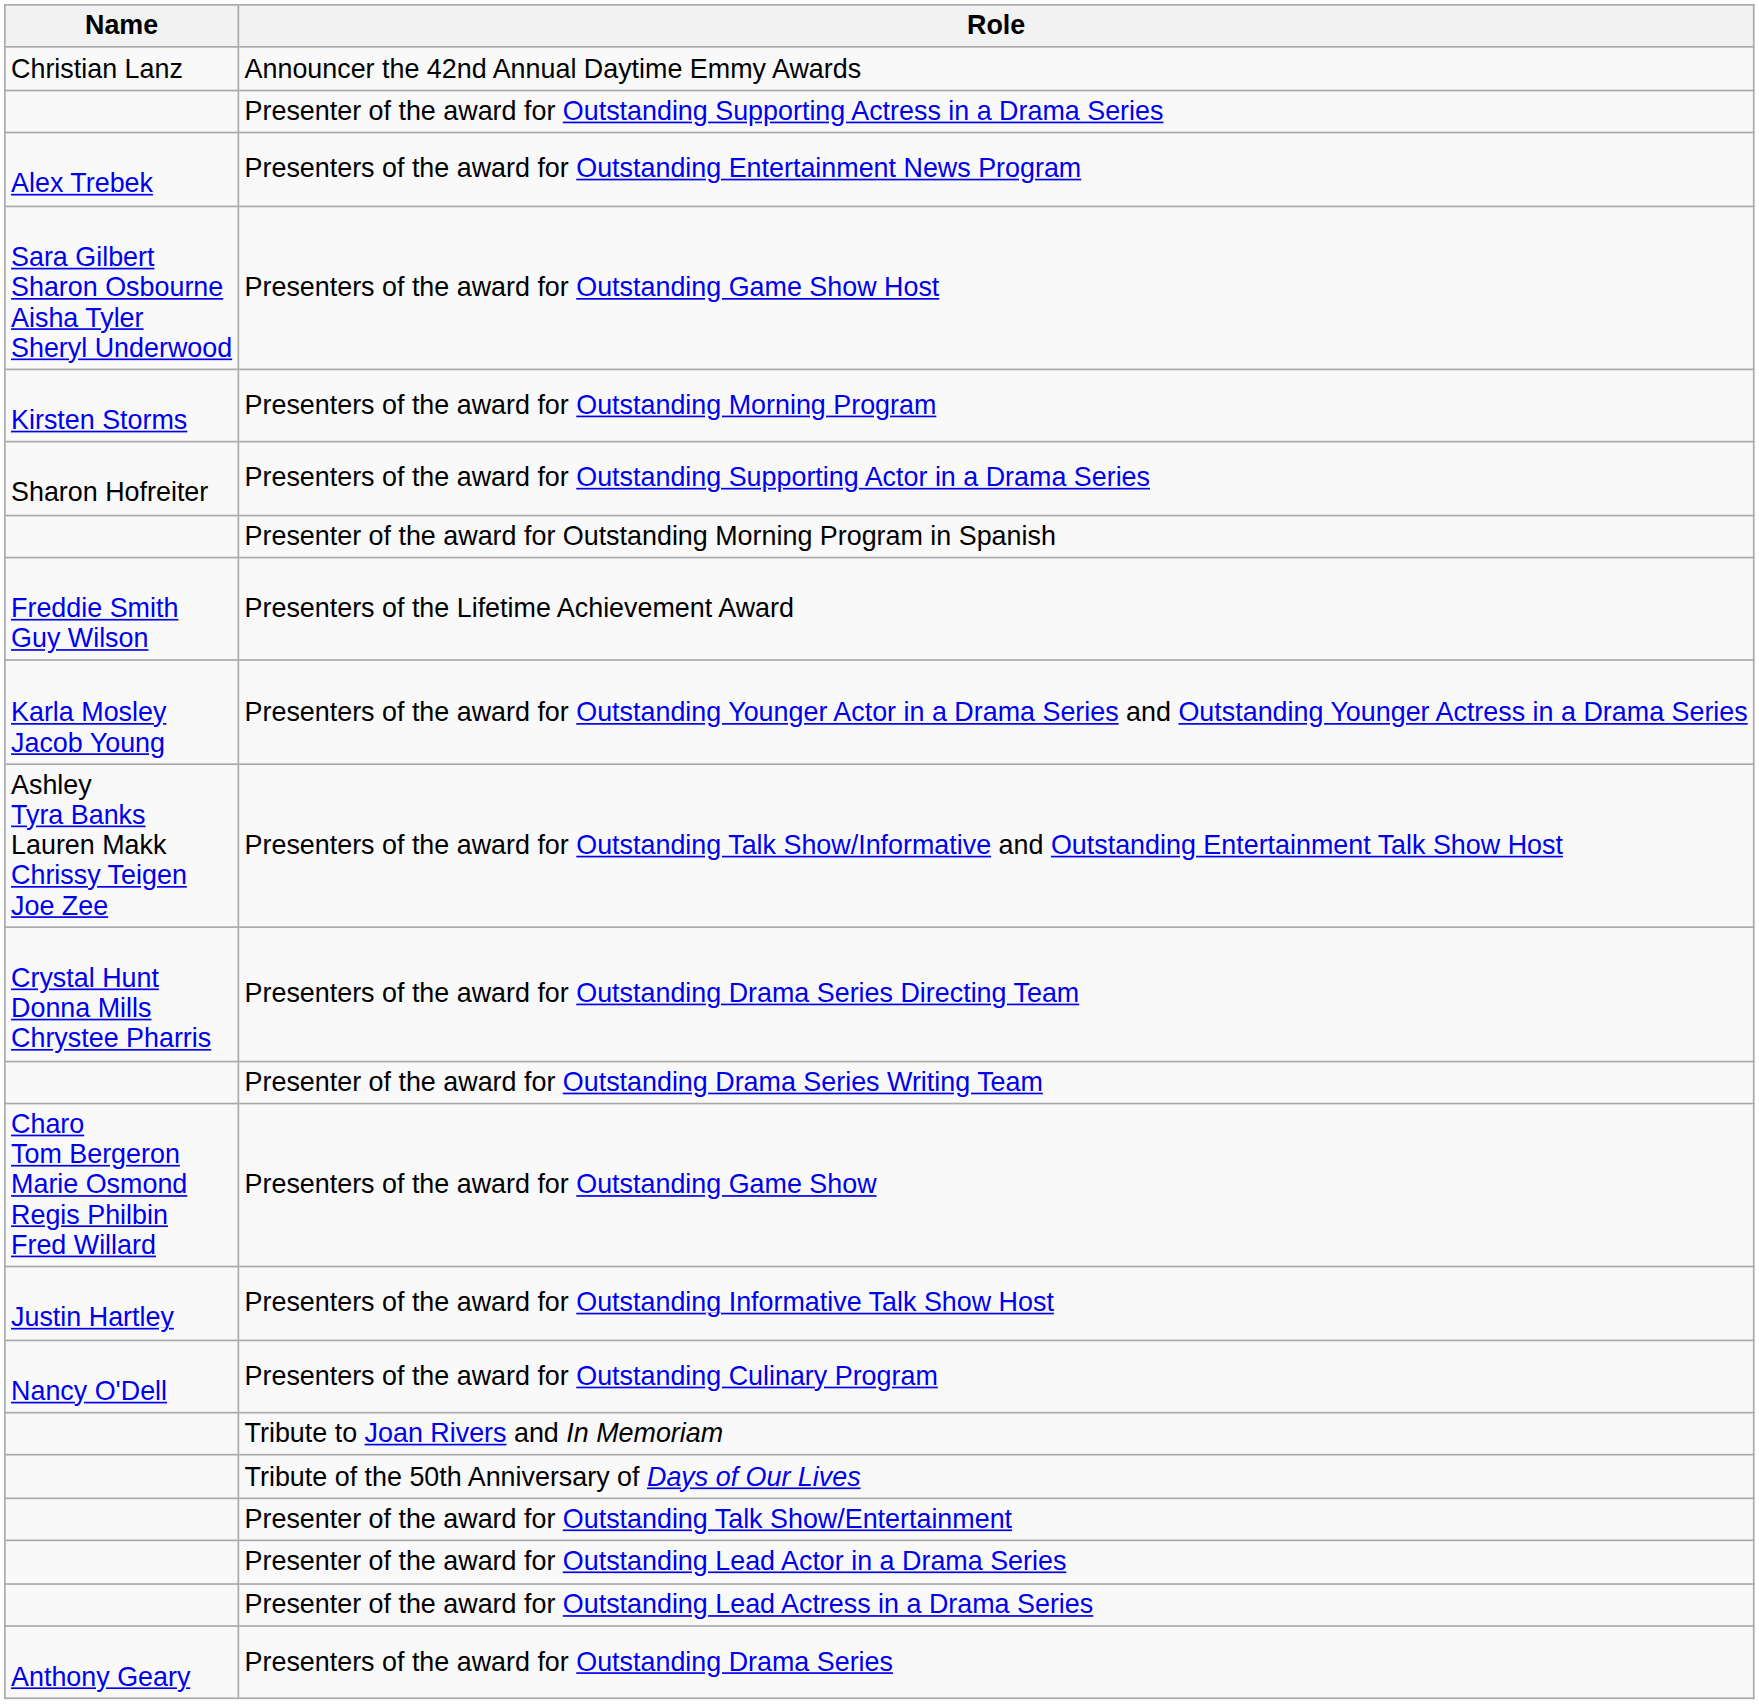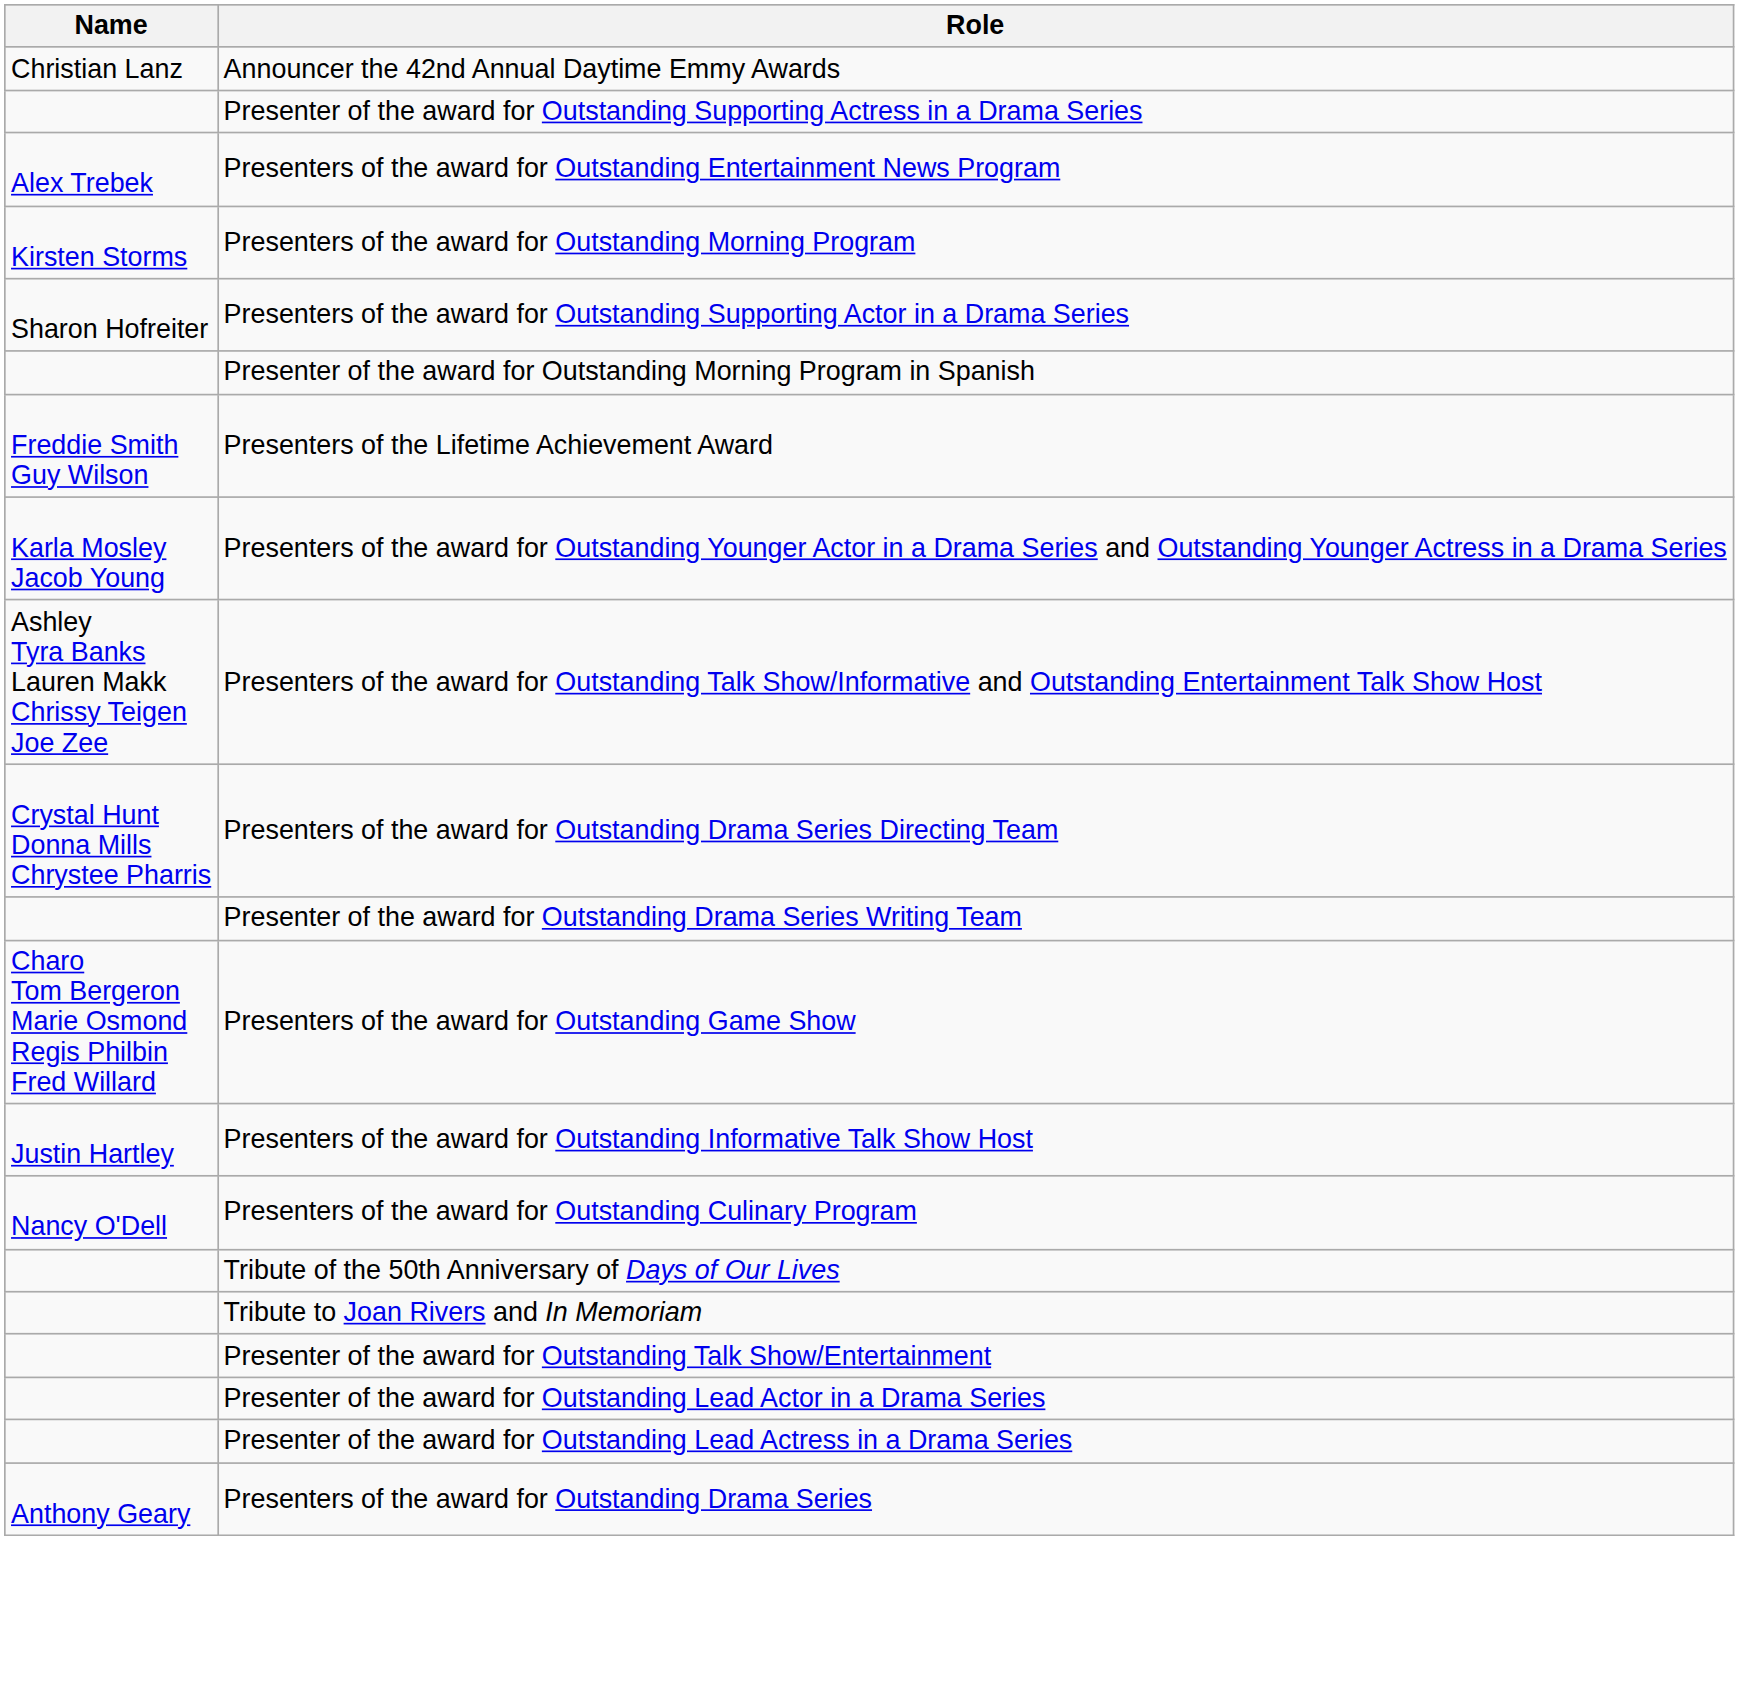- row: (592, 287)
rows swapped: (553, 1476) <-> (484, 1433)
